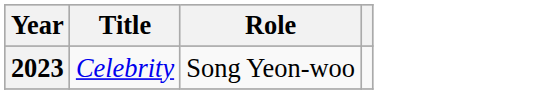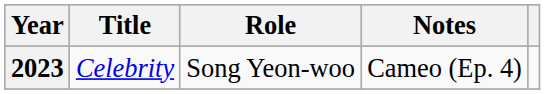+ column: (445, 25)
